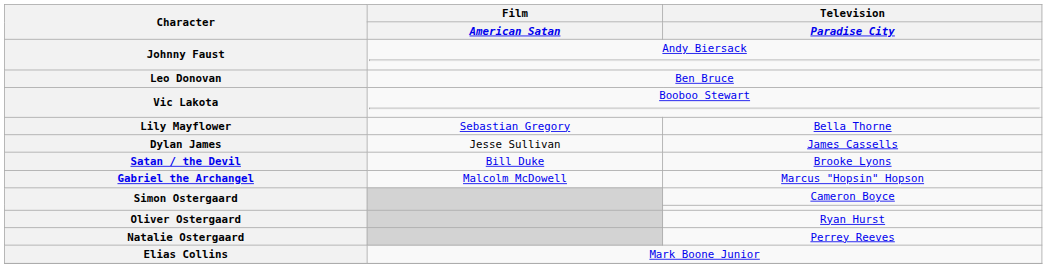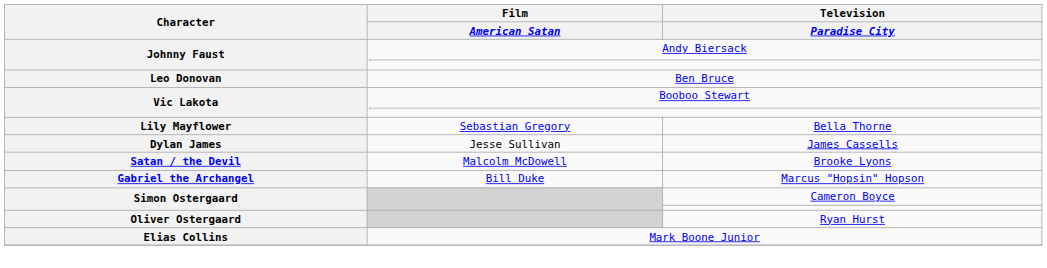(515, 161) Bill Duke -> (515, 161) Malcolm McDowell
(515, 179) Malcolm McDowell -> (515, 179) Bill Duke
- row: (186, 237)
